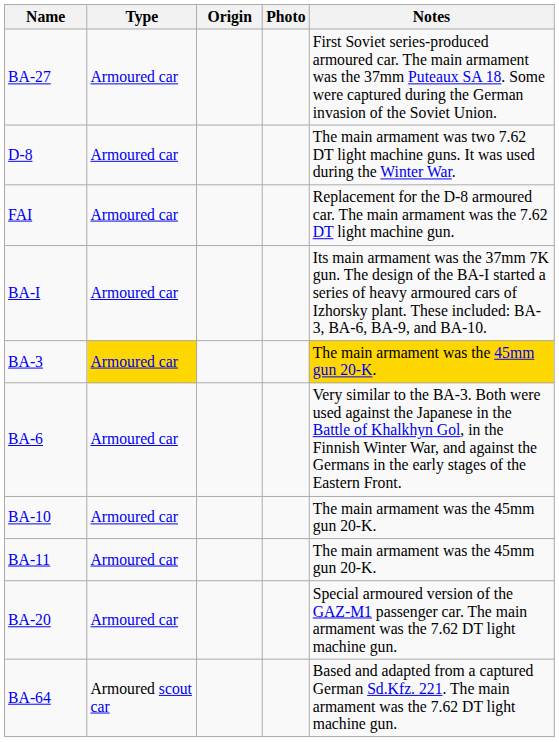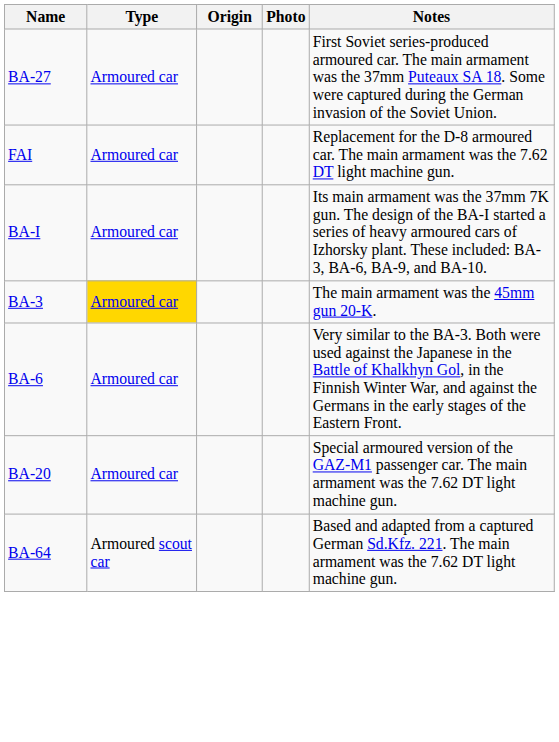- row: (20, 154)
(424, 361) gold background -> (424, 301) no background
- row: (29, 517)
- row: (29, 559)
